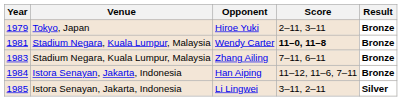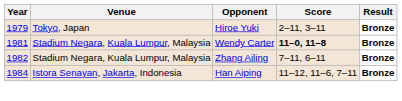(17, 58) 1983 -> (17, 58) 1982
- row: (236, 89)
